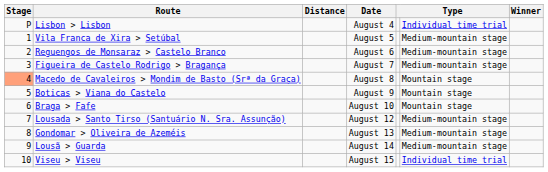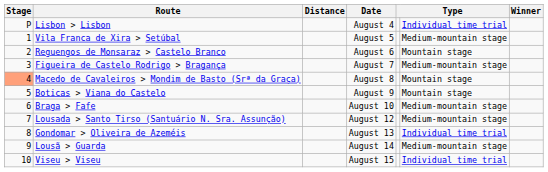(454, 52) Medium-mountain stage -> (437, 52) Mountain stage
(437, 106) Mountain stage -> (454, 106) Medium-mountain stage
(454, 133) Medium-mountain stage -> (454, 133) Individual time trial
